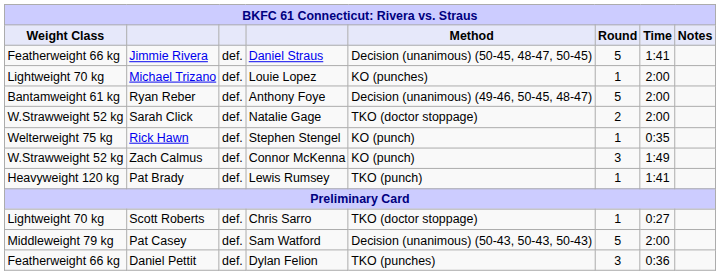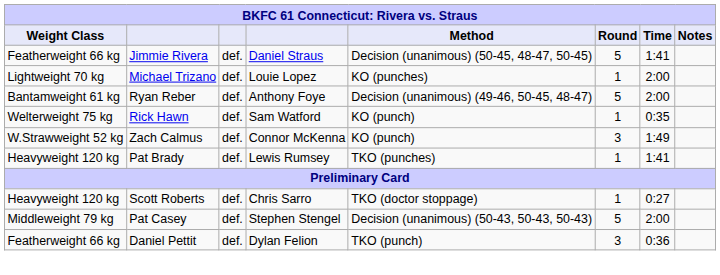- row: (161, 117)
(295, 137) Stephen Stengel -> (285, 117) Sam Watford
(387, 178) TKO (punch) -> (393, 158) TKO (punches)
(56, 219) Lightweight 70 kg -> (63, 199) Heavyweight 120 kg
(285, 240) Sam Watford -> (295, 219) Stephen Stengel
(393, 260) TKO (punches) -> (387, 240) TKO (punch)
